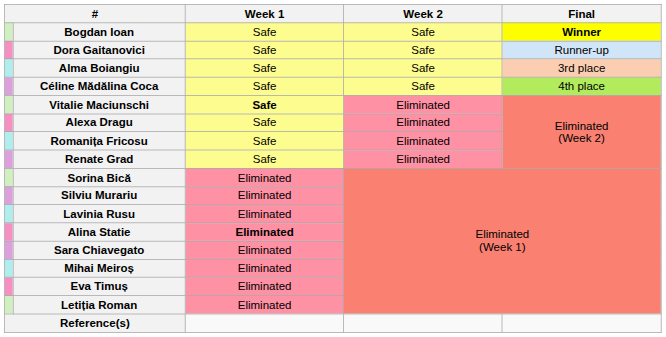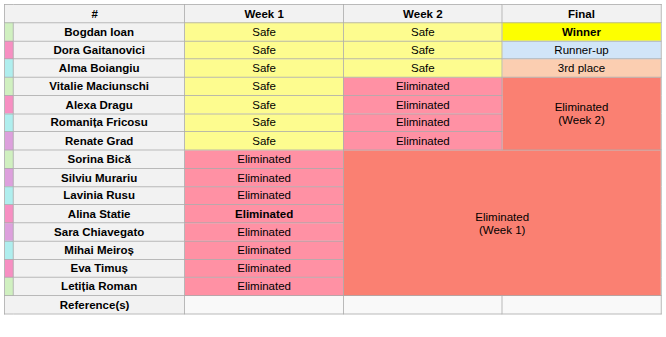- row: (99, 87)
(265, 105) bold -> (264, 87) normal
